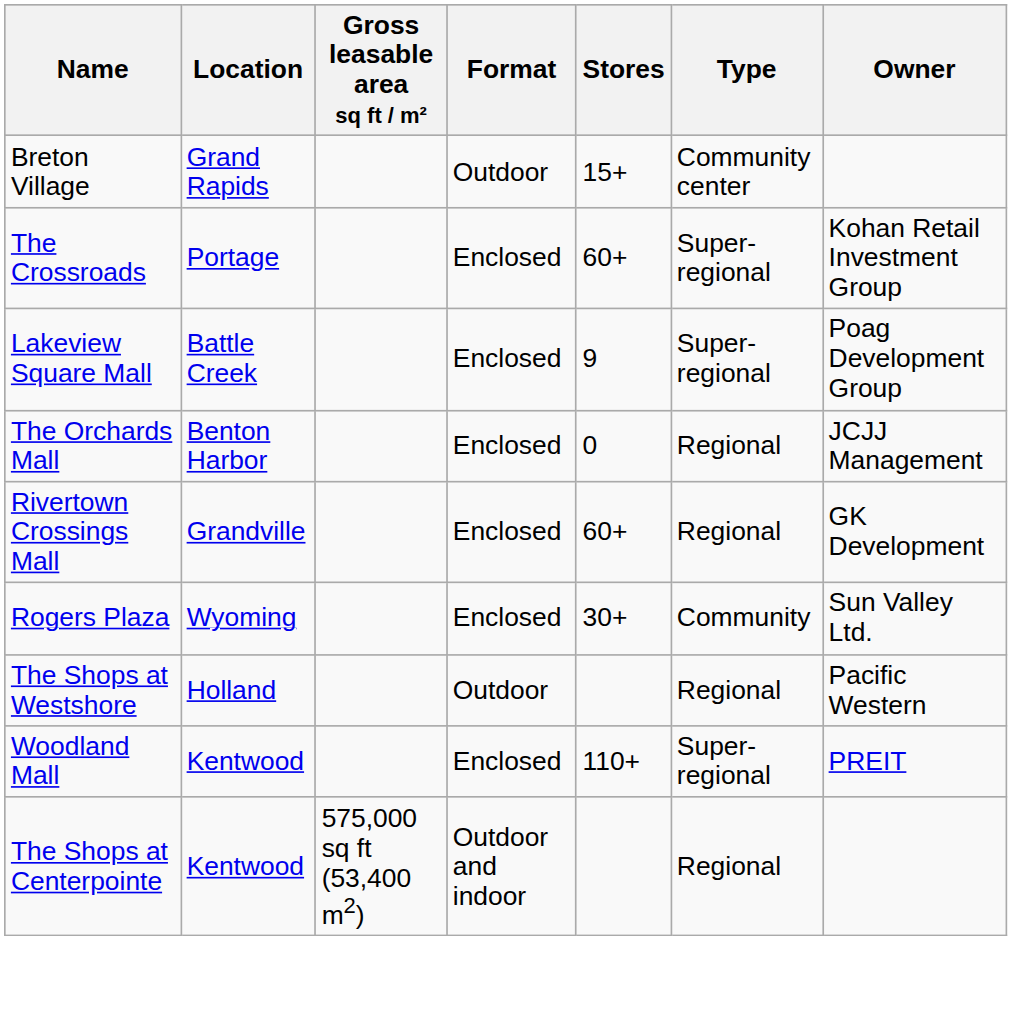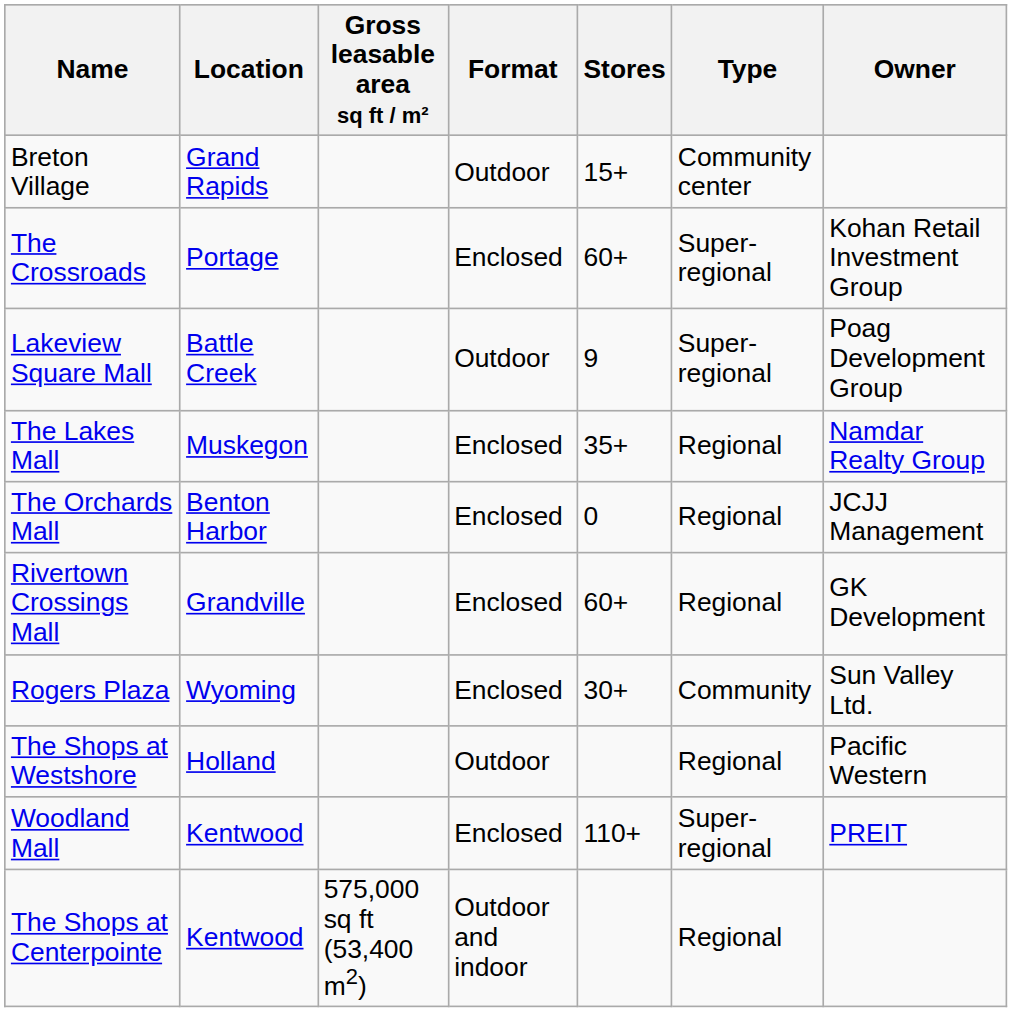(507, 358) Enclosed -> (502, 358) Outdoor
+ row: (73, 445)
